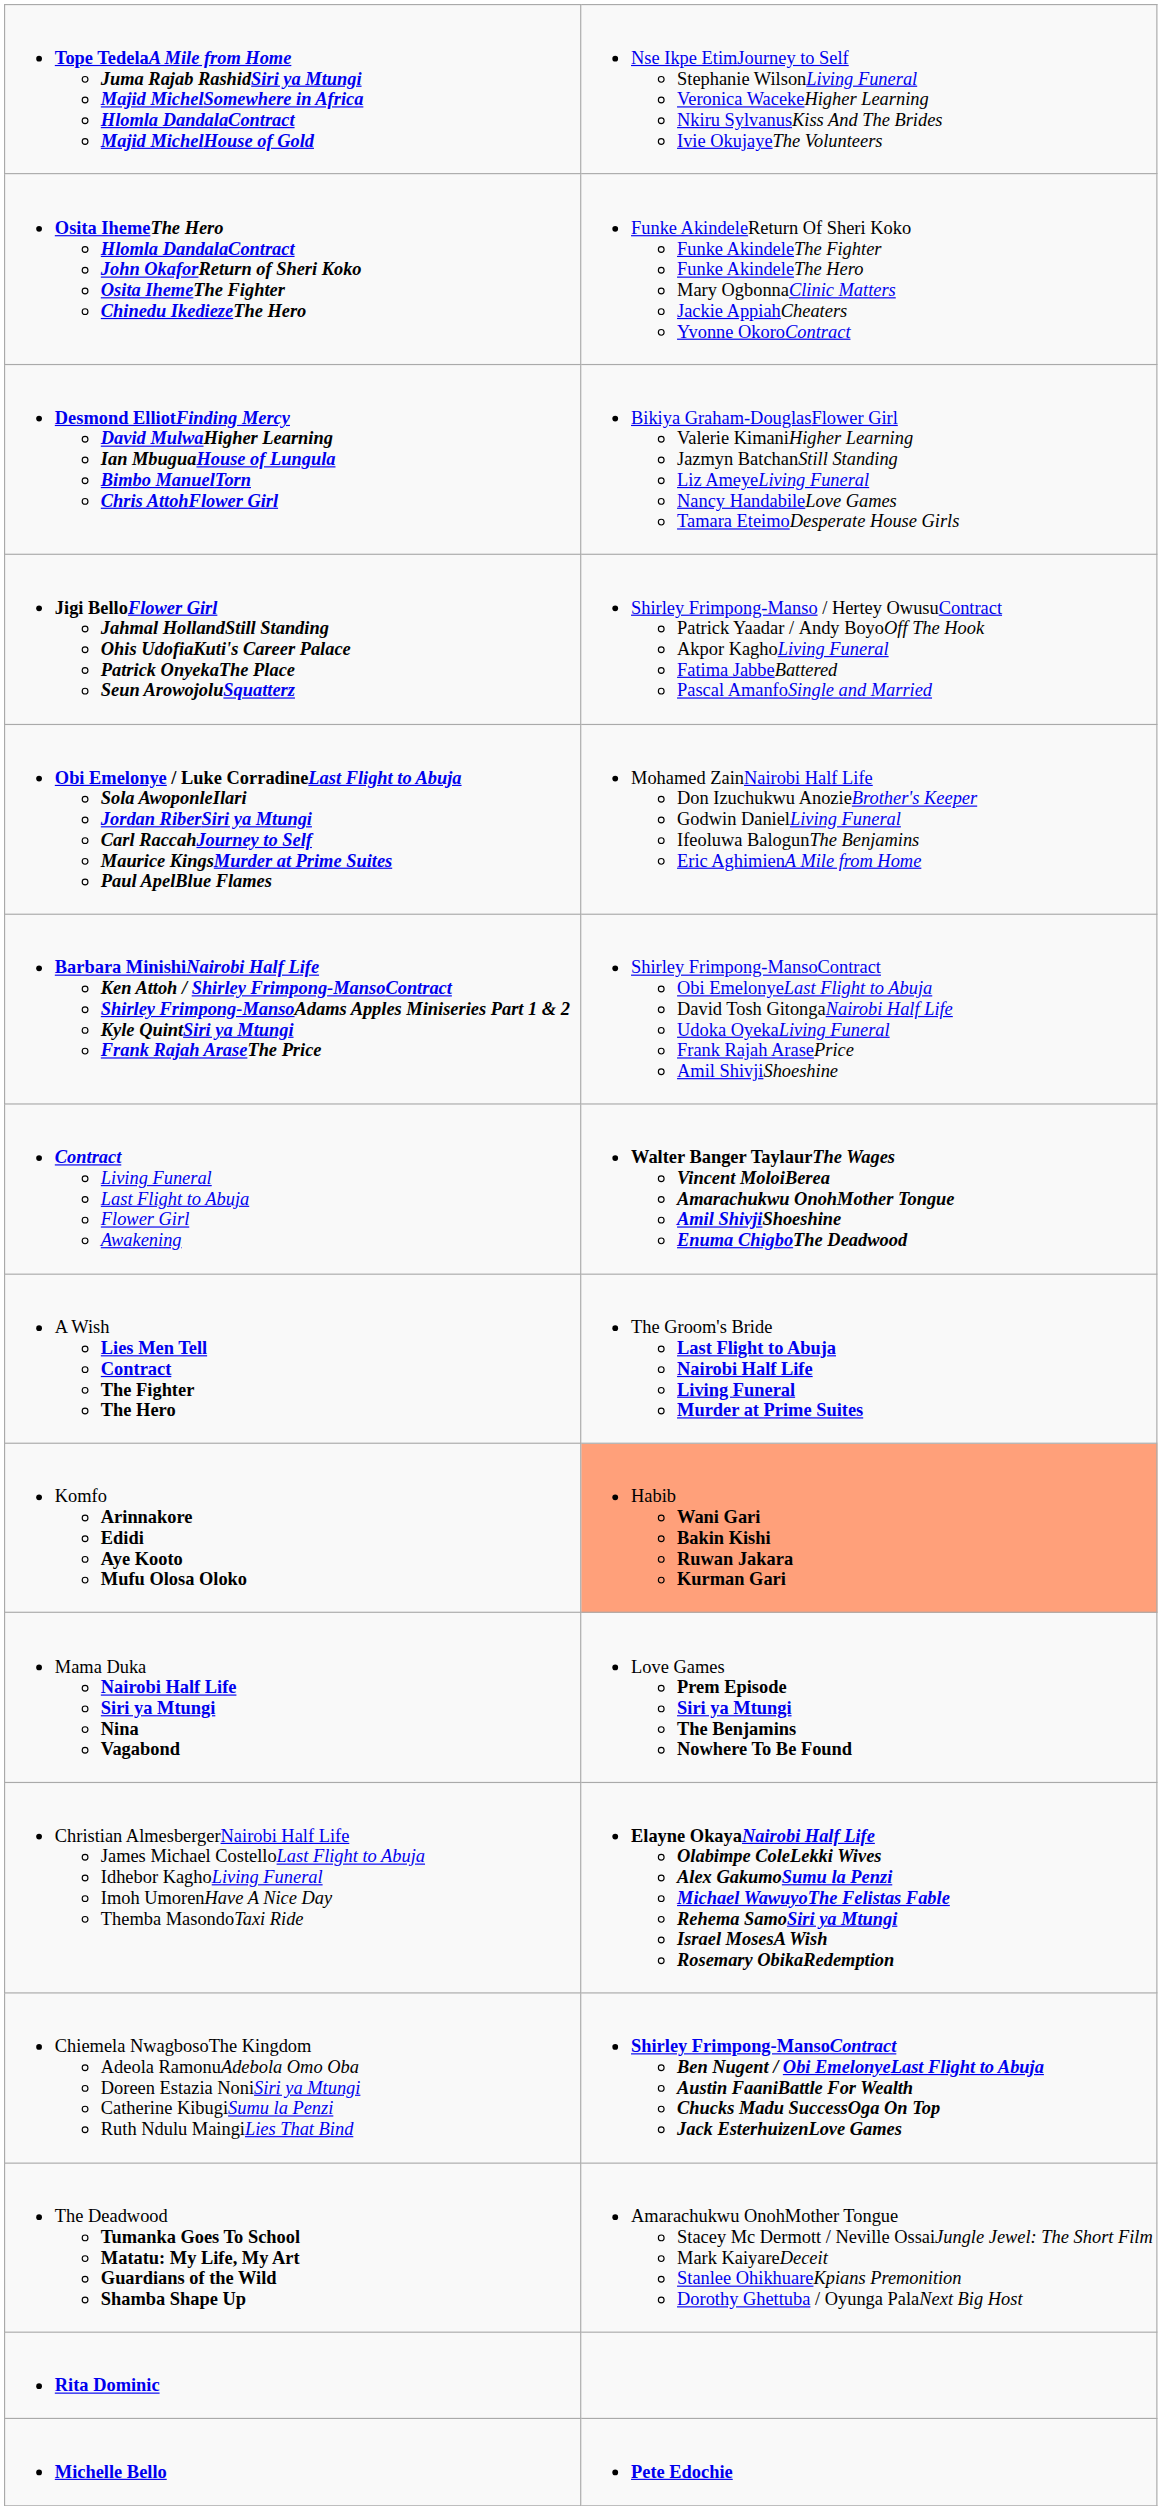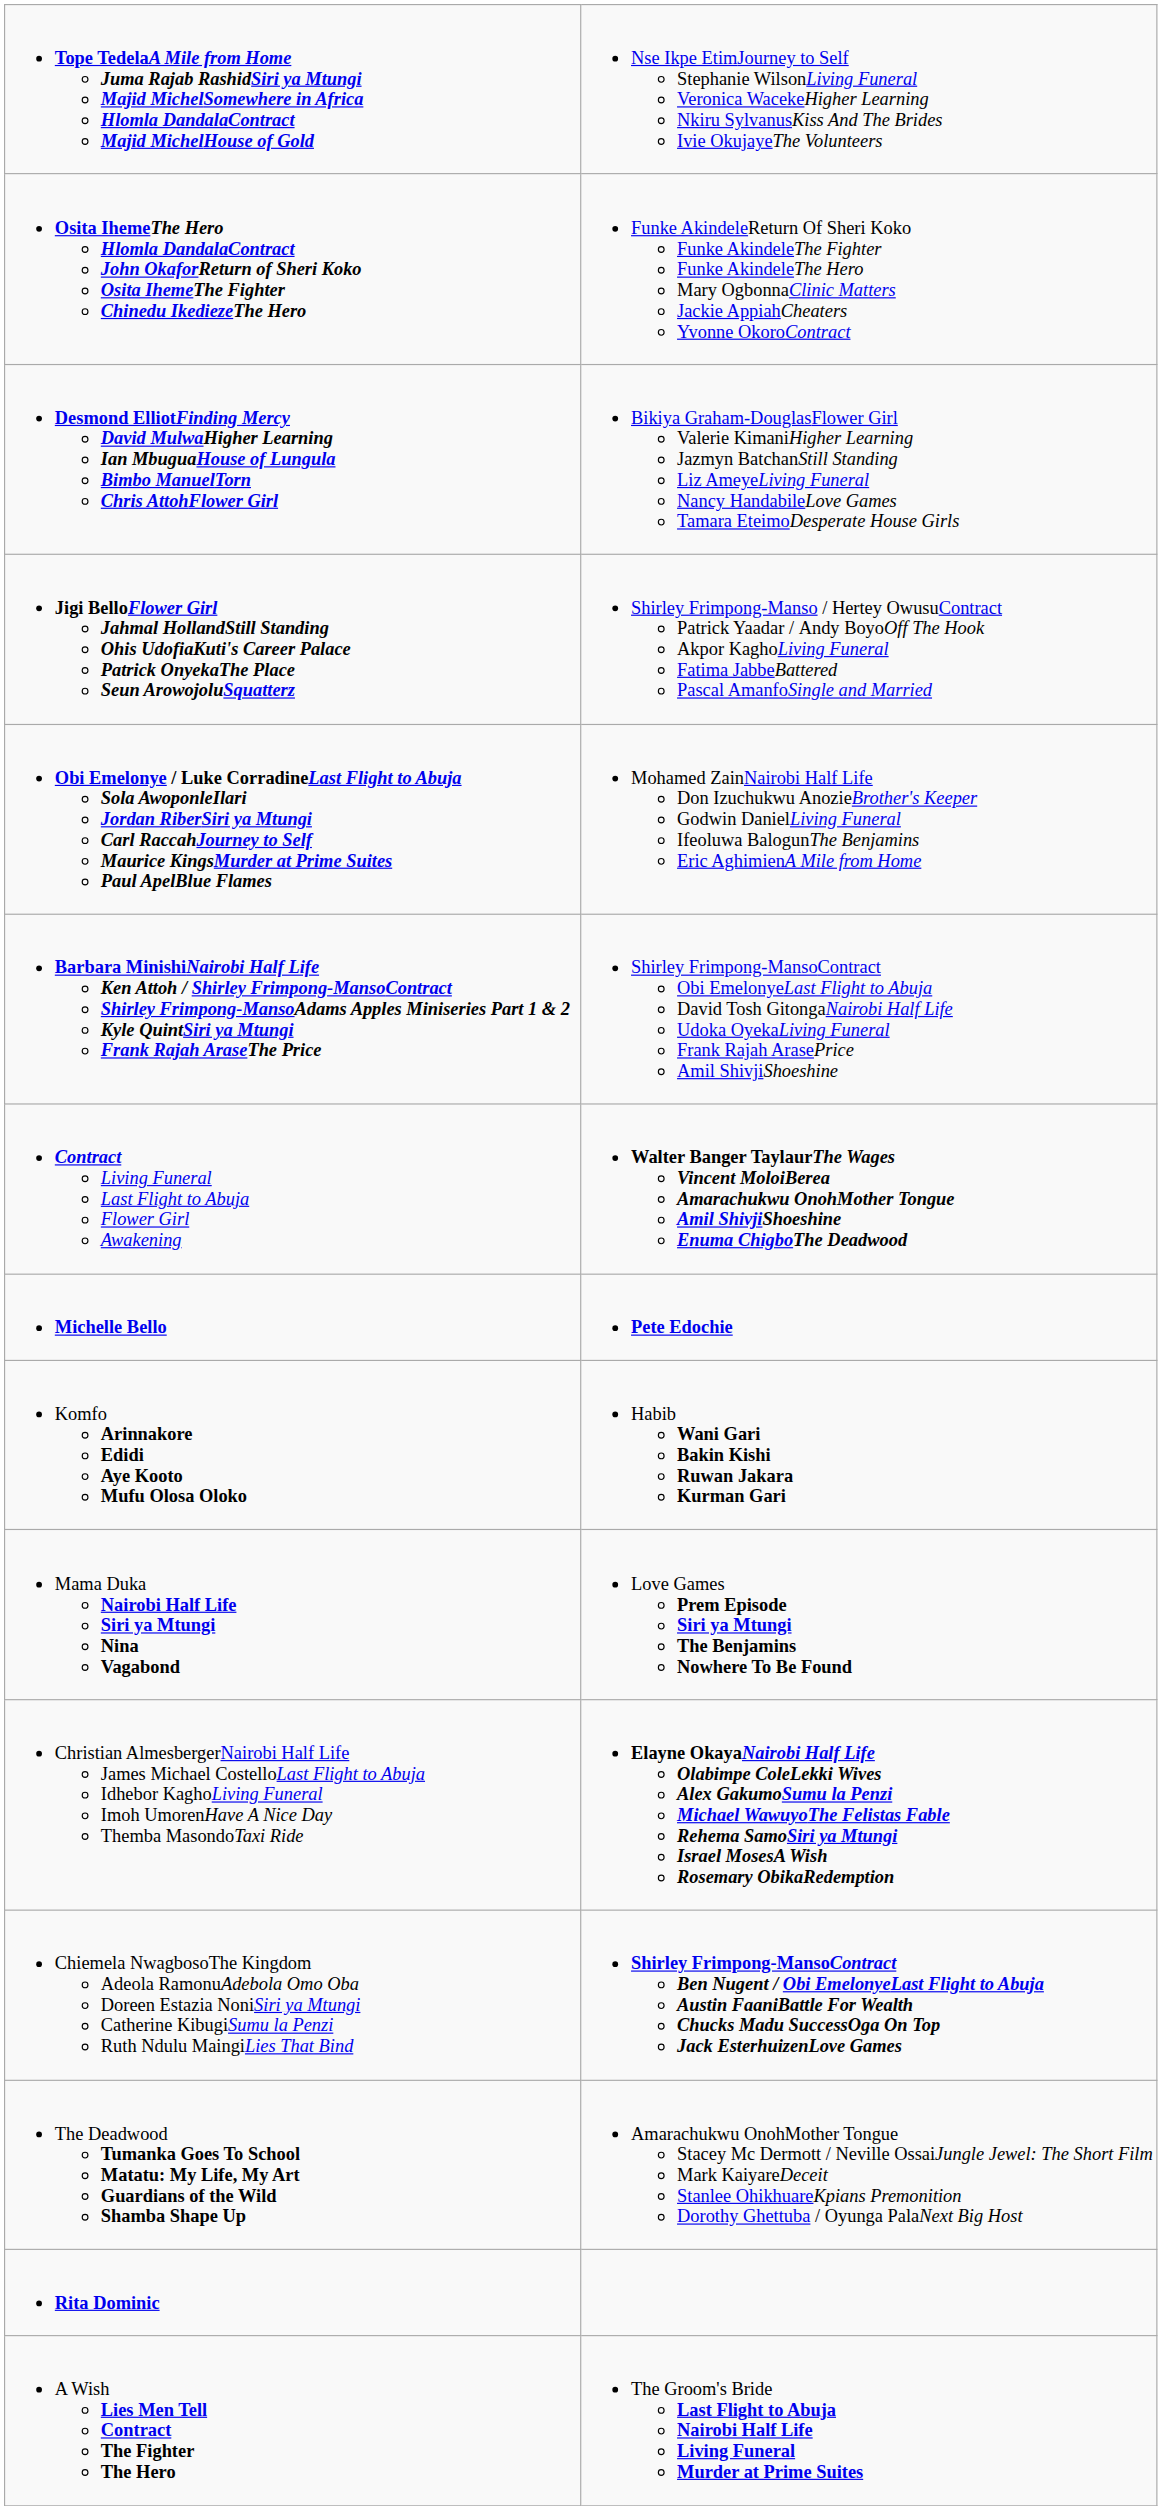rows swapped: (293, 1369) <-> (293, 2472)
(869, 1538) lightsalmon background -> (869, 1456) no background
